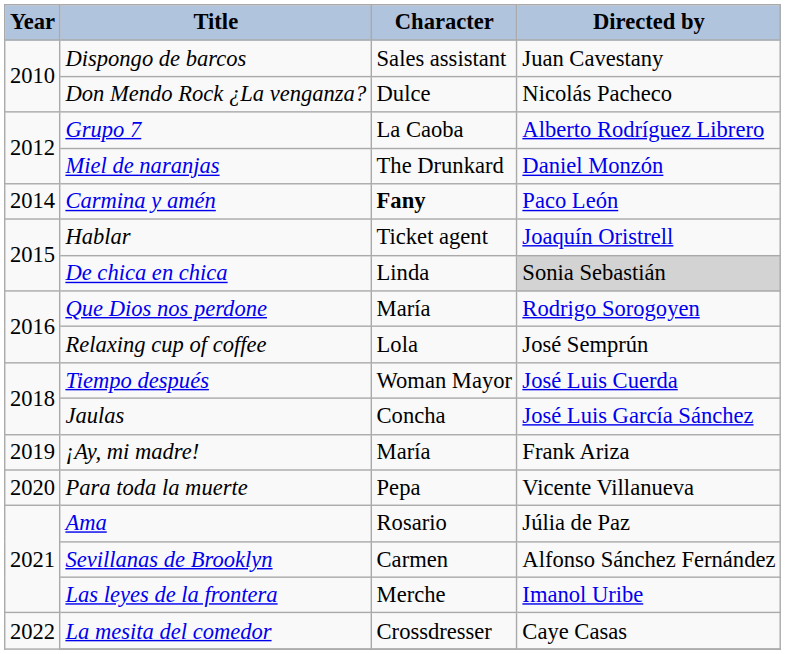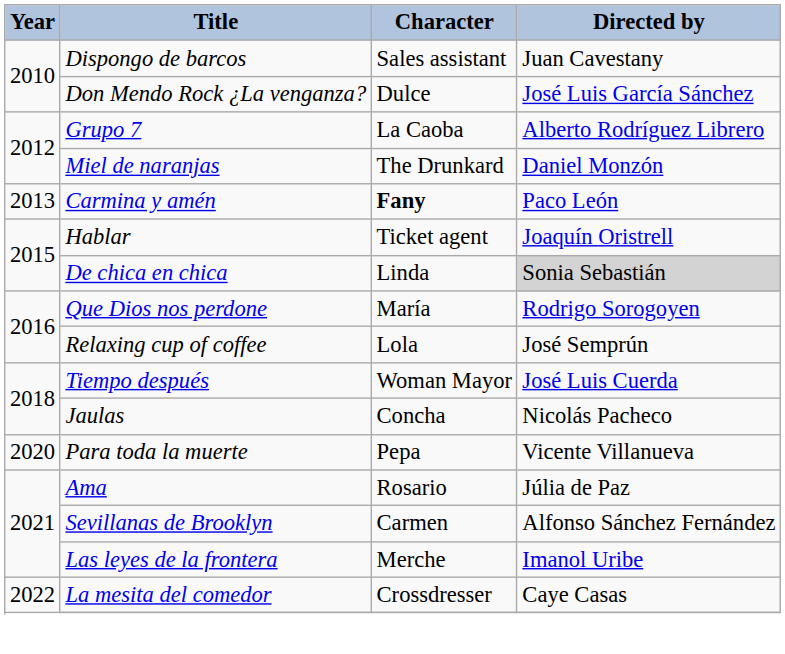(597, 93) Nicolás Pacheco -> (638, 93) José Luis García Sánchez
(32, 201) 2014 -> (32, 201) 2013
(638, 415) José Luis García Sánchez -> (597, 415) Nicolás Pacheco
- row: (132, 451)
